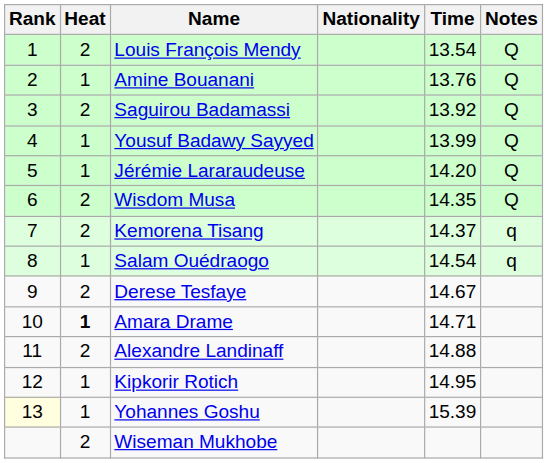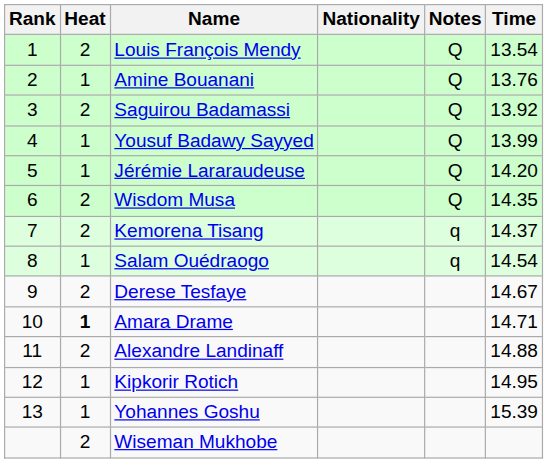columns swapped: (452, 19) <-> (512, 19)
(32, 412) lightyellow background -> (32, 412) no background
